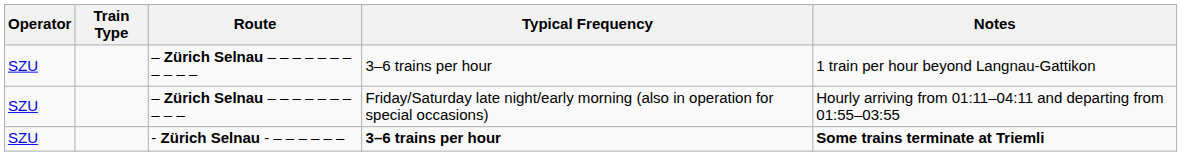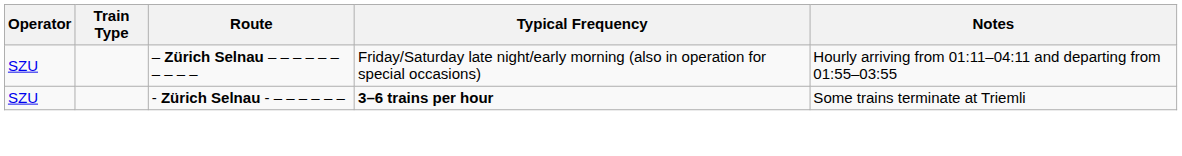- row: (251, 65)
(930, 138) bold -> (920, 97) normal
